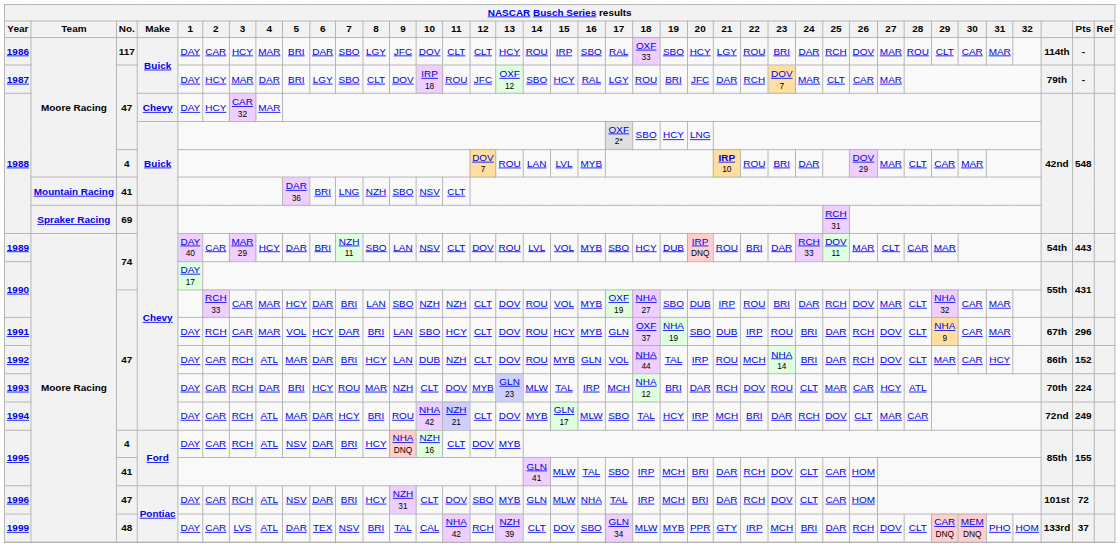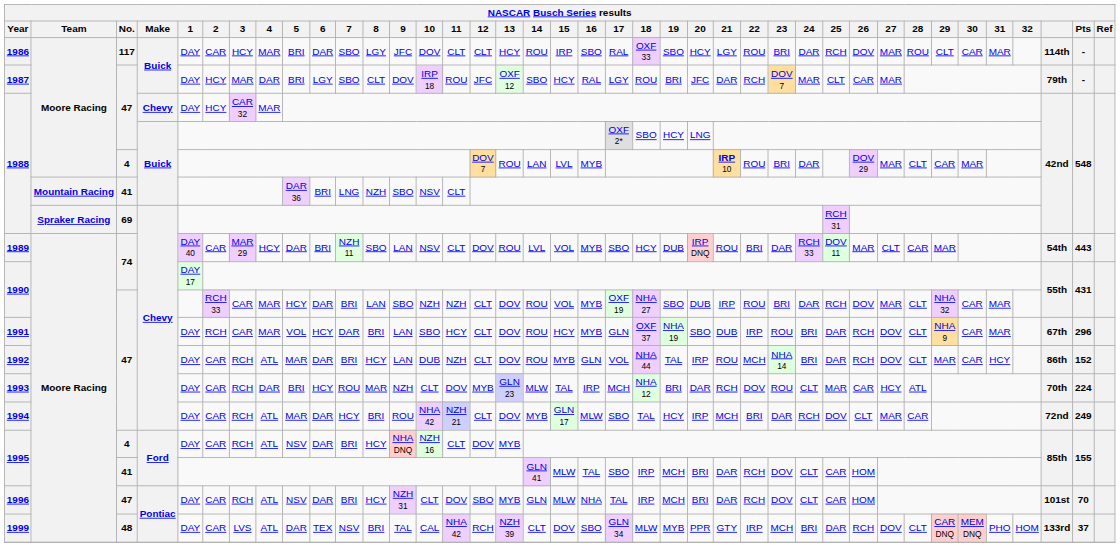(1083, 500) 72 -> (1083, 500) 70
